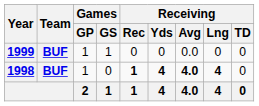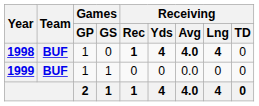rows swapped: (21, 71) <-> (21, 52)
